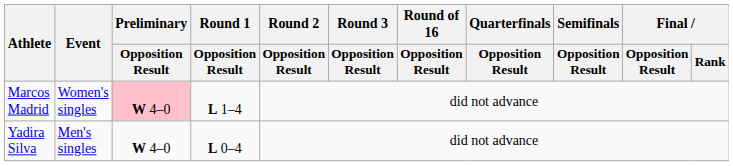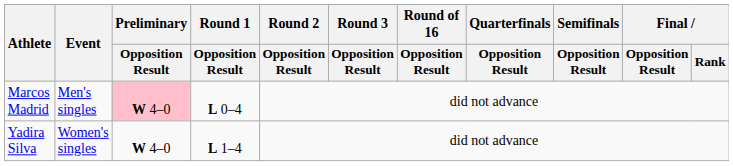(83, 101) Women's singles -> (77, 101) Men's singles
(225, 109) L 1–4 -> (225, 109) L 0–4
(77, 141) Men's singles -> (83, 141) Women's singles
(225, 149) L 0–4 -> (225, 149) L 1–4
